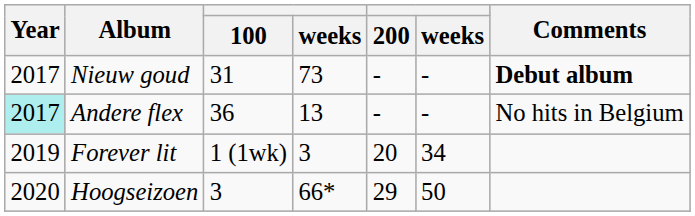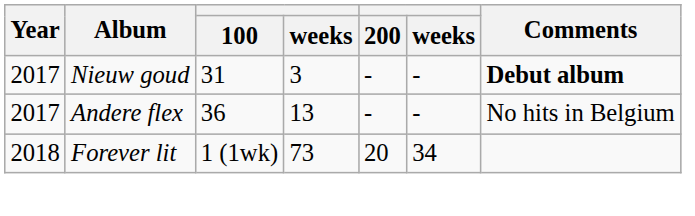(311, 74) 73 -> (296, 74) 3
(35, 113) paleturquoise background -> (35, 113) no background
(35, 152) 2019 -> (35, 152) 2018
(305, 152) 3 -> (302, 152) 73
- row: (135, 191)
